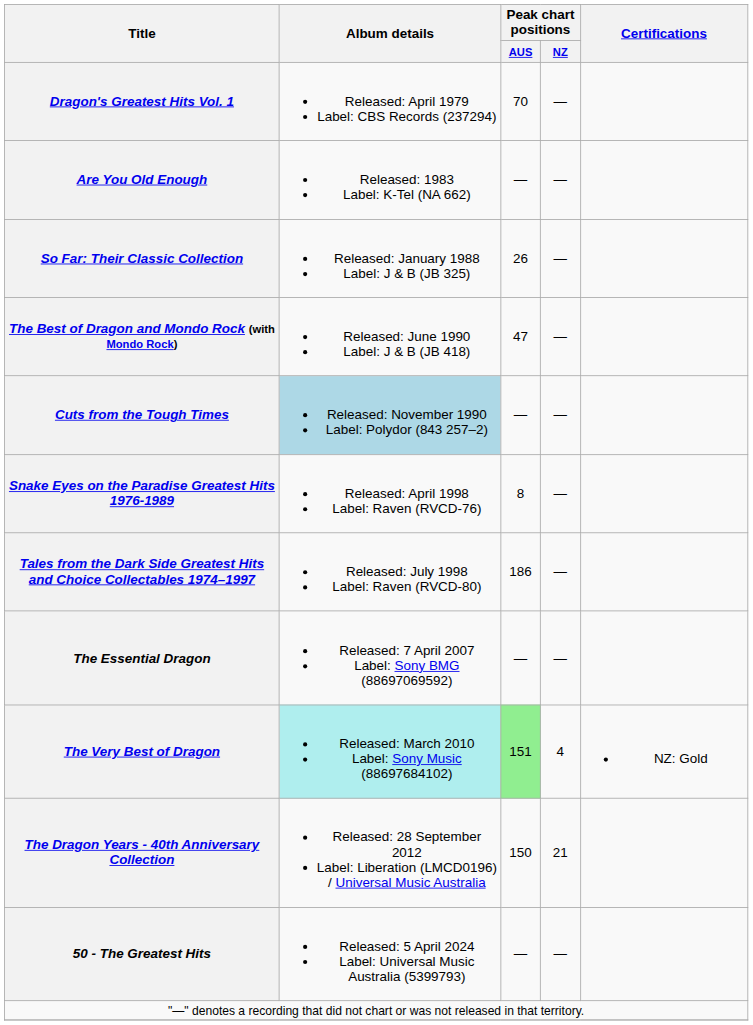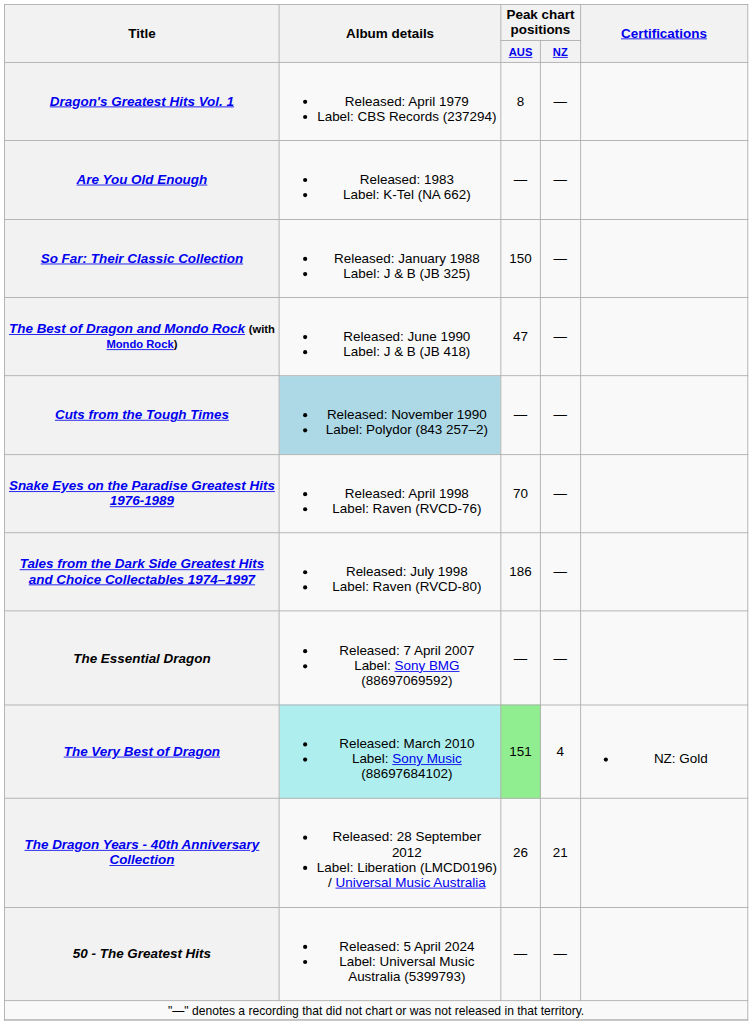(521, 101) 70 -> (521, 101) 8
(521, 258) 26 -> (521, 258) 150
(521, 493) 8 -> (521, 493) 70
(521, 852) 150 -> (521, 852) 26
